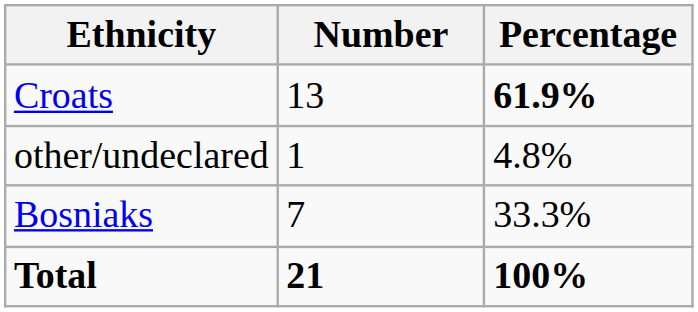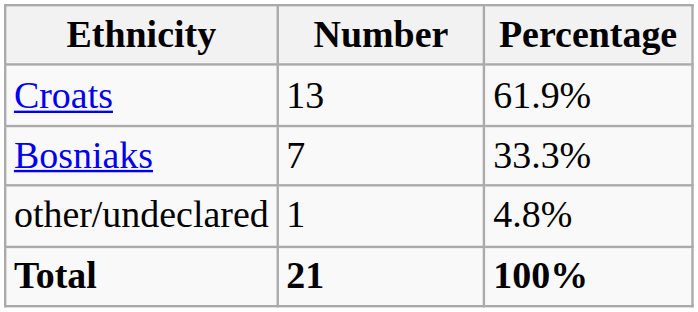(545, 94) bold -> (542, 94) normal
rows swapped: (83, 214) <-> (141, 154)
